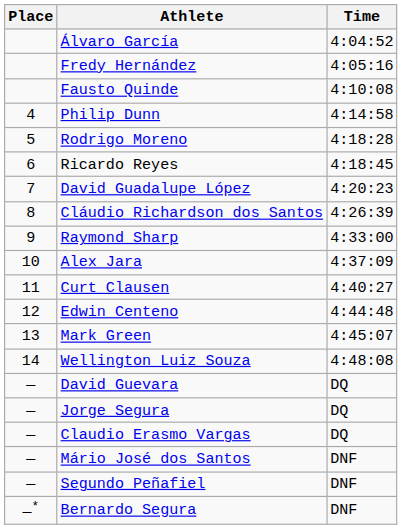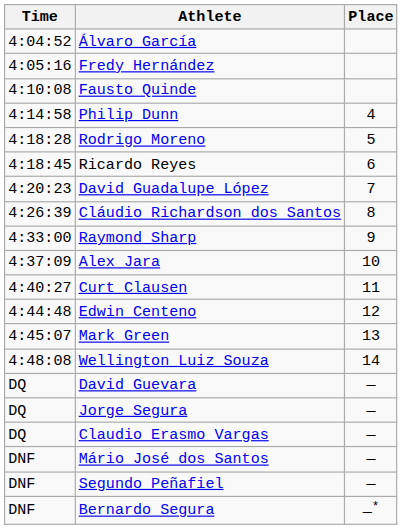columns swapped: (31, 17) <-> (362, 17)
